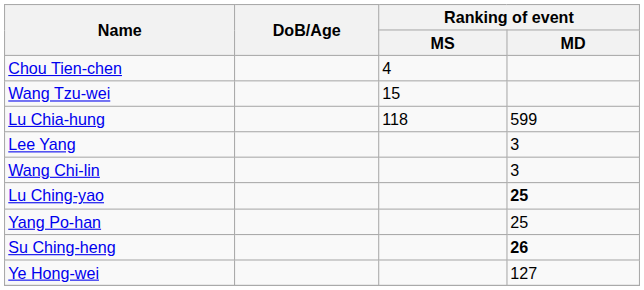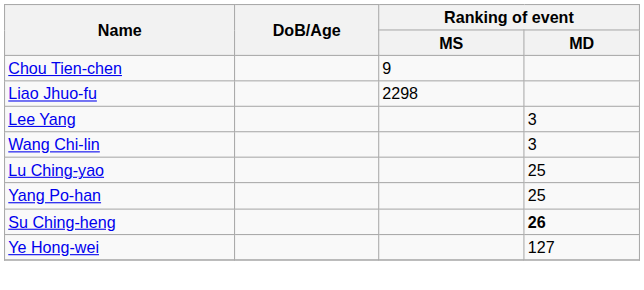(387, 68) 4 -> (387, 68) 9
- row: (59, 94)
- row: (57, 119)
+ row: (53, 94)
(519, 196) bold -> (537, 171) normal
